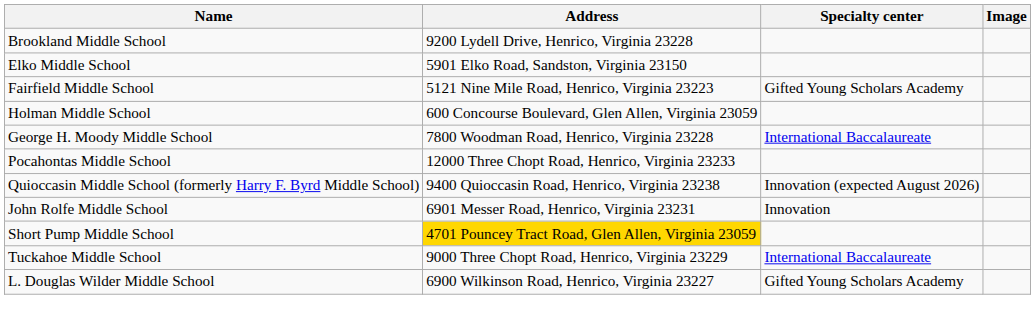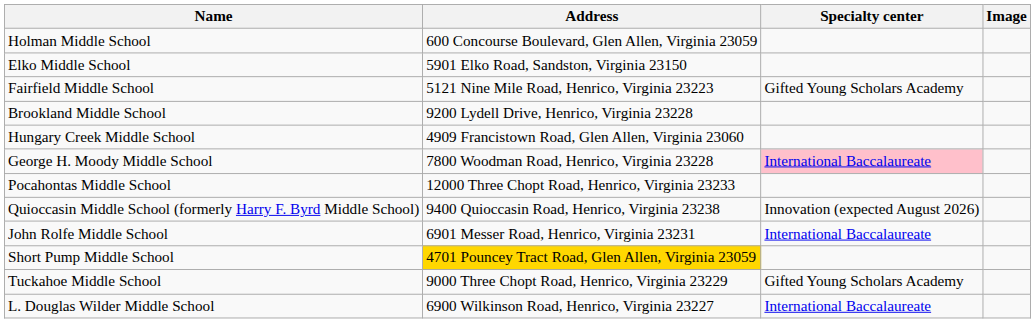rows swapped: (87, 40) <-> (79, 112)
+ row: (101, 137)
(848, 137) no background -> (848, 161) pink background
(797, 209) Innovation -> (848, 233) International Baccalaureate
(848, 257) International Baccalaureate -> (864, 281) Gifted Young Scholars Academy
(864, 281) Gifted Young Scholars Academy -> (848, 305) International Baccalaureate
